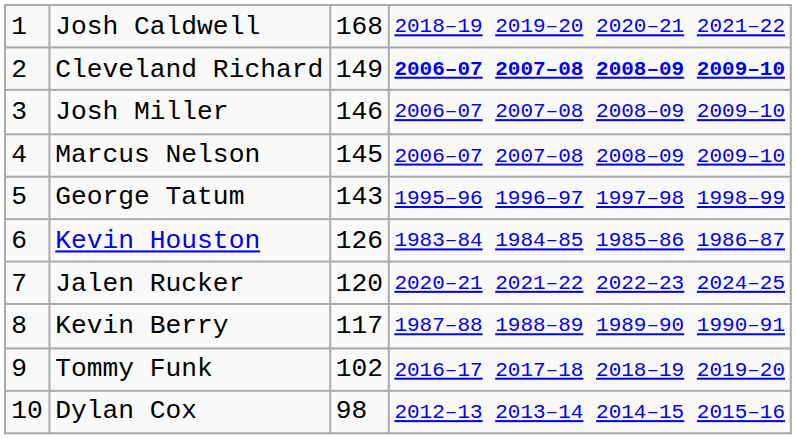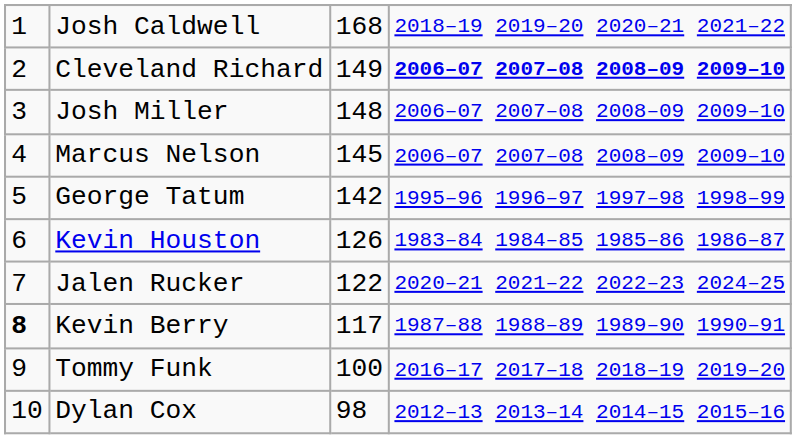(359, 112) 146 -> (359, 112) 148
(359, 198) 143 -> (359, 198) 142
(359, 283) 120 -> (359, 283) 122
(19, 326) normal -> (19, 326) bold
(359, 369) 102 -> (359, 369) 100
